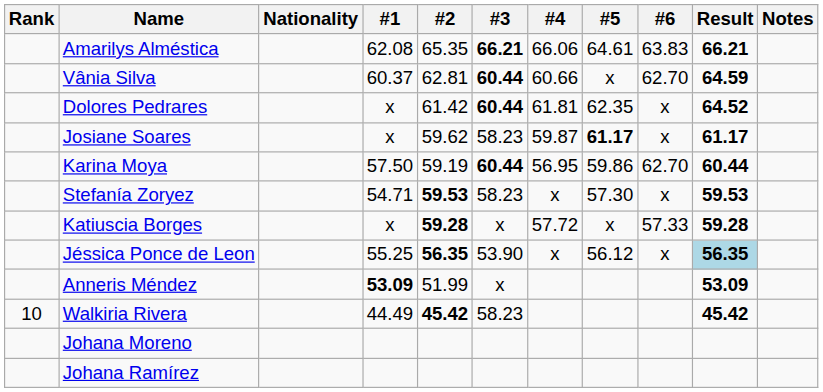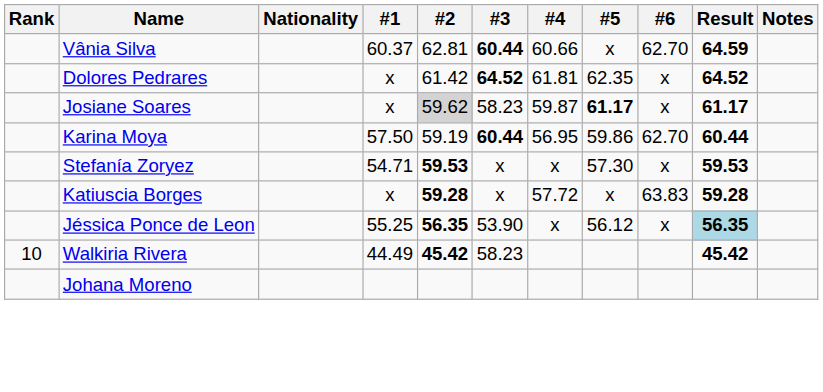- row: (141, 48)
(500, 107) 60.44 -> (500, 78) 64.52
(445, 136) no background -> (445, 107) lightgrey background
(500, 195) 58.23 -> (500, 166) x
(665, 225) 57.33 -> (665, 195) 63.83
- row: (130, 284)
- row: (131, 372)
